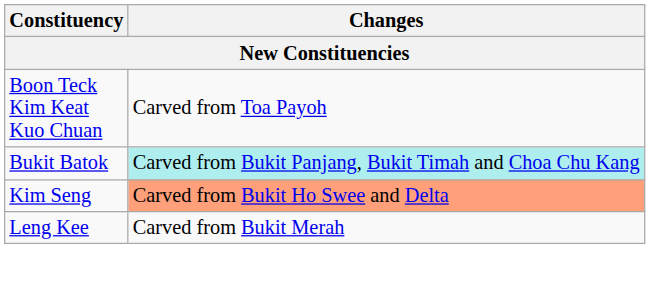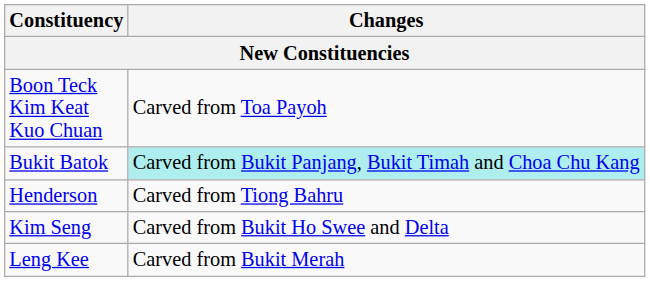+ row: (53, 195)
(291, 195) lightsalmon background -> (291, 227) no background
